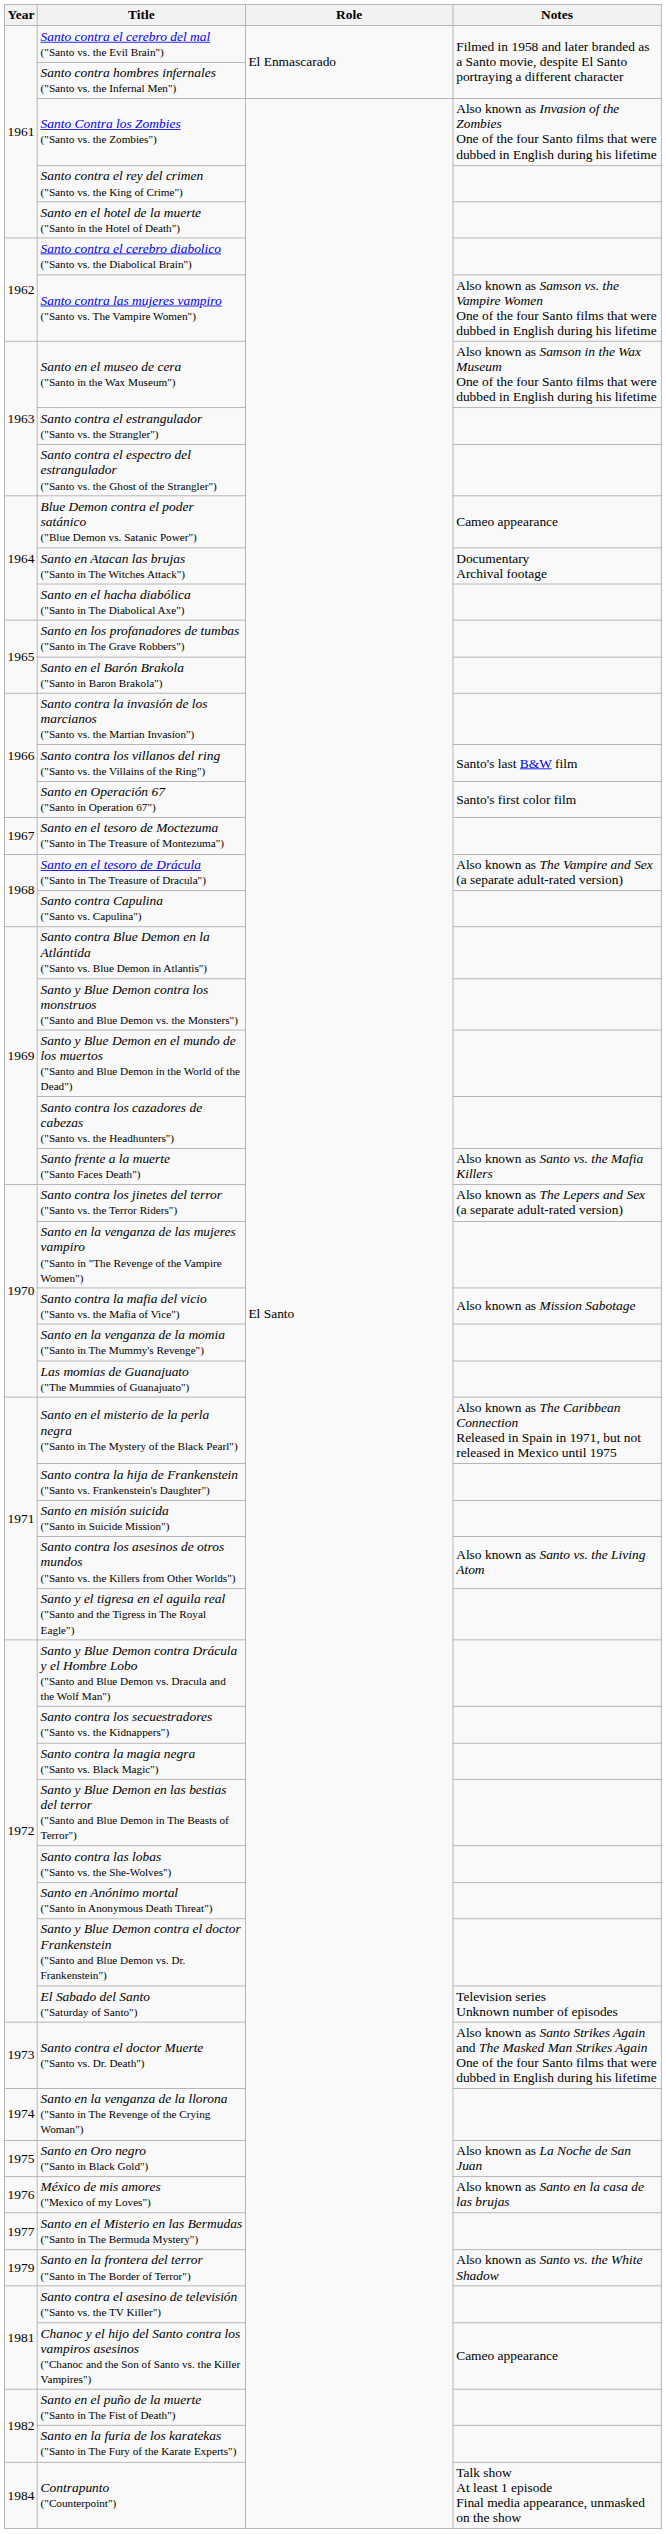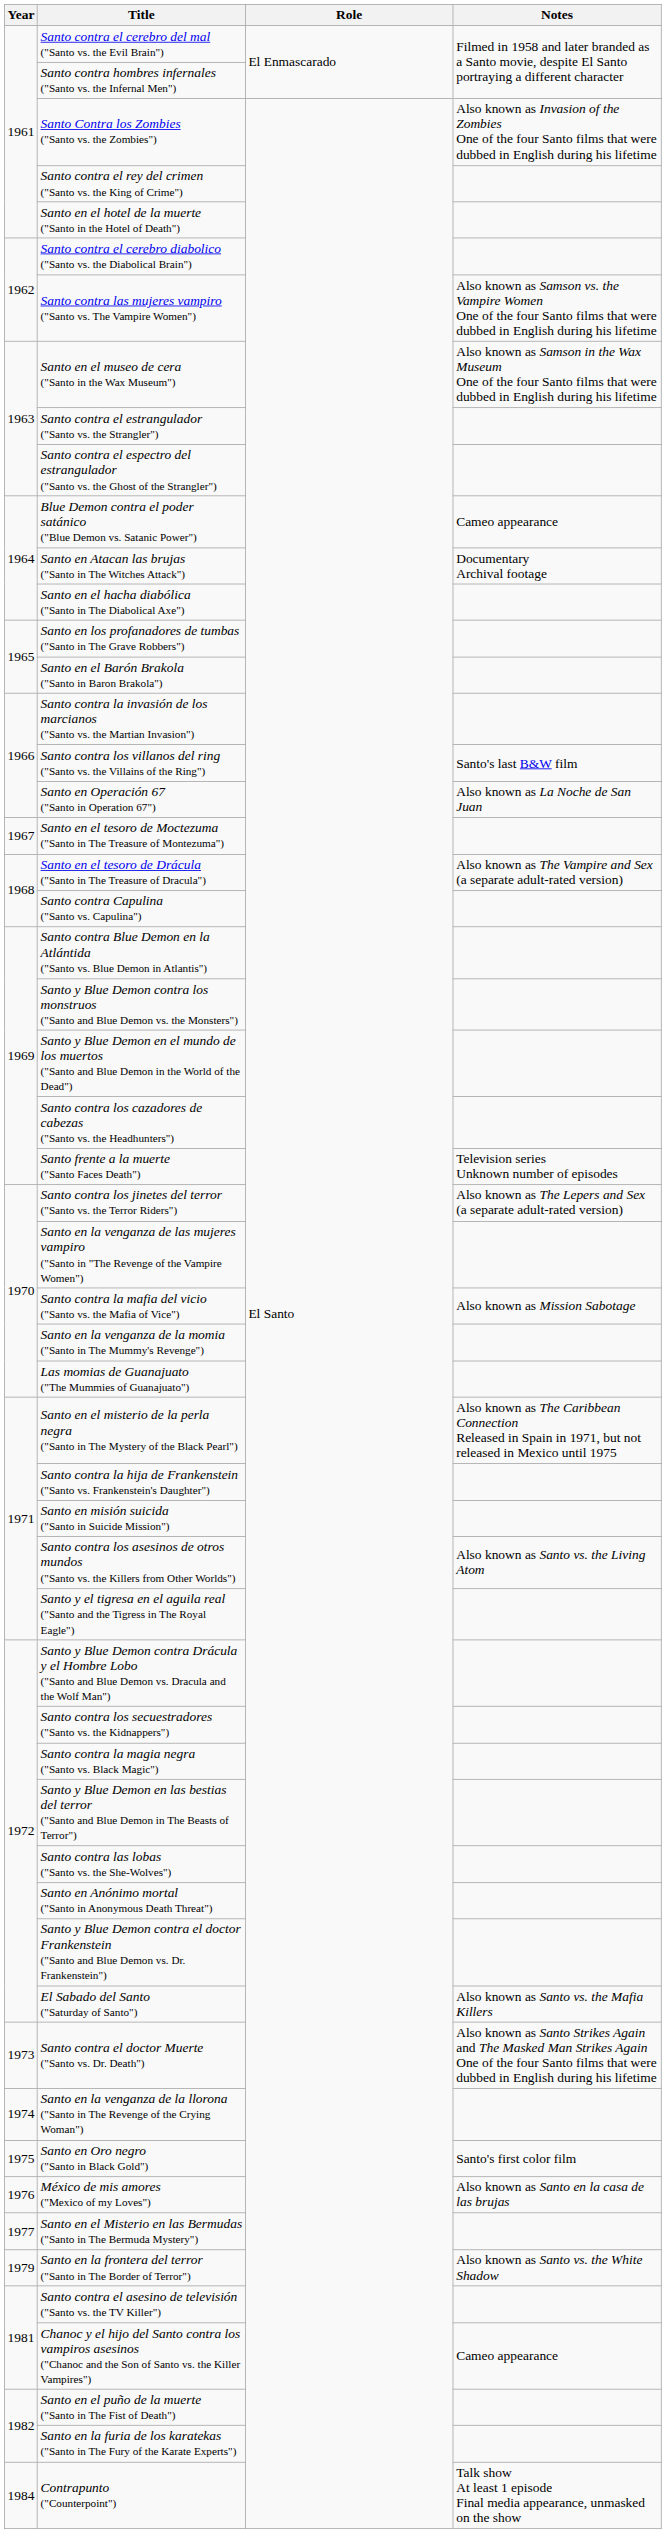(516, 799) Santo's first color film -> (544, 799) Also known as La Noche de San Juan
(550, 1166) Also known as Santo vs. the Mafia Killers -> (537, 1166) Television series Unknown number of episodes
(537, 2003) Television series Unknown number of episodes -> (550, 2003) Also known as Santo vs. the Mafia Killers
(544, 2158) Also known as La Noche de San Juan -> (516, 2158) Santo's first color film
